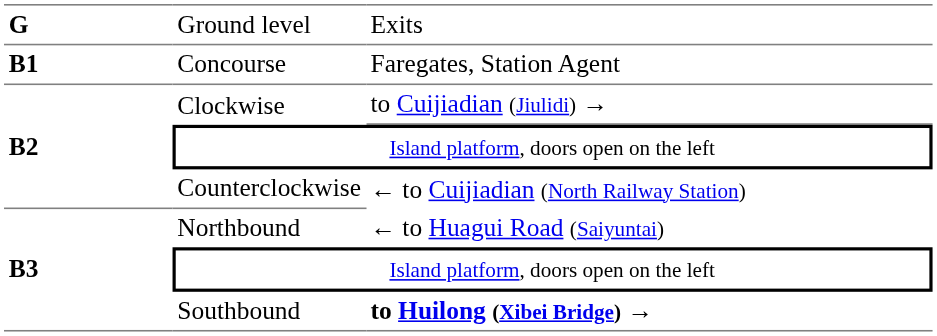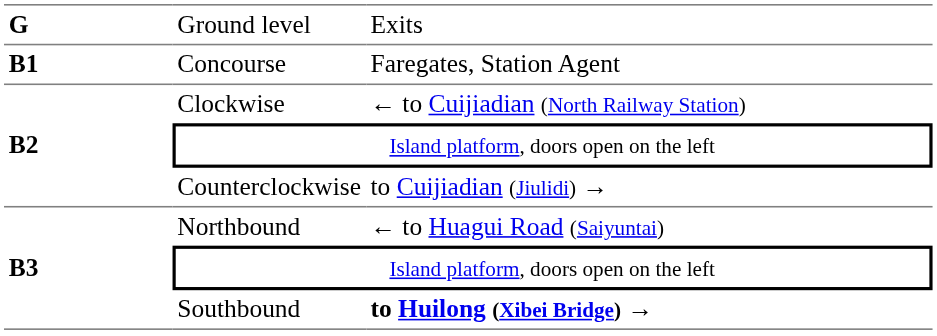(489, 103) to Cuijiadian (Jiulidi) → -> (558, 103) ← to Cuijiadian (North Railway Station)
(558, 188) ← to Cuijiadian (North Railway Station) -> (489, 186) to Cuijiadian (Jiulidi) →
